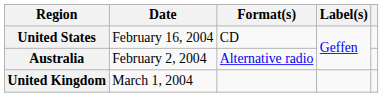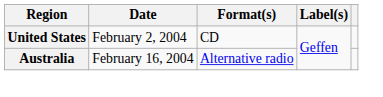(163, 37) February 16, 2004 -> (139, 37) February 2, 2004
(159, 59) February 2, 2004 -> (143, 59) February 16, 2004
- row: (57, 80)
